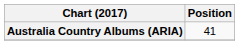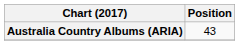(210, 31) 41 -> (210, 31) 43
